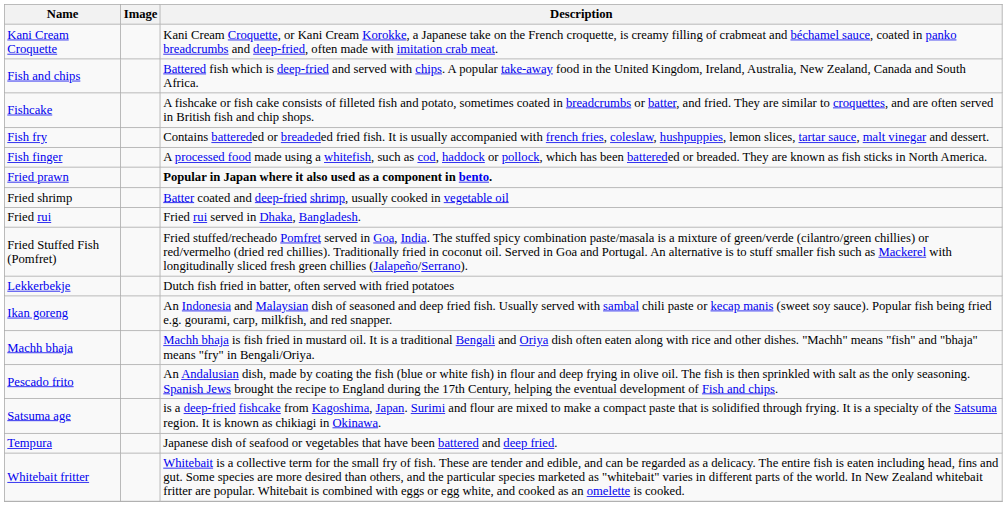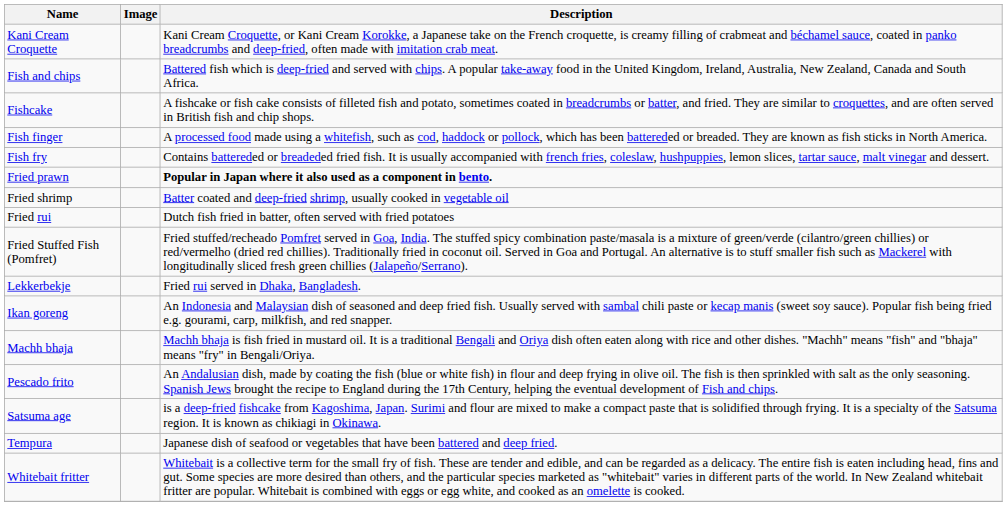rows swapped: (35, 157) <-> (27, 137)
(262, 217) Fried rui served in Dhaka, Bangladesh. -> (309, 217) Dutch fish fried in batter, often served with fried potatoes
(309, 286) Dutch fish fried in batter, often served with fried potatoes -> (262, 286) Fried rui served in Dhaka, Bangladesh.
